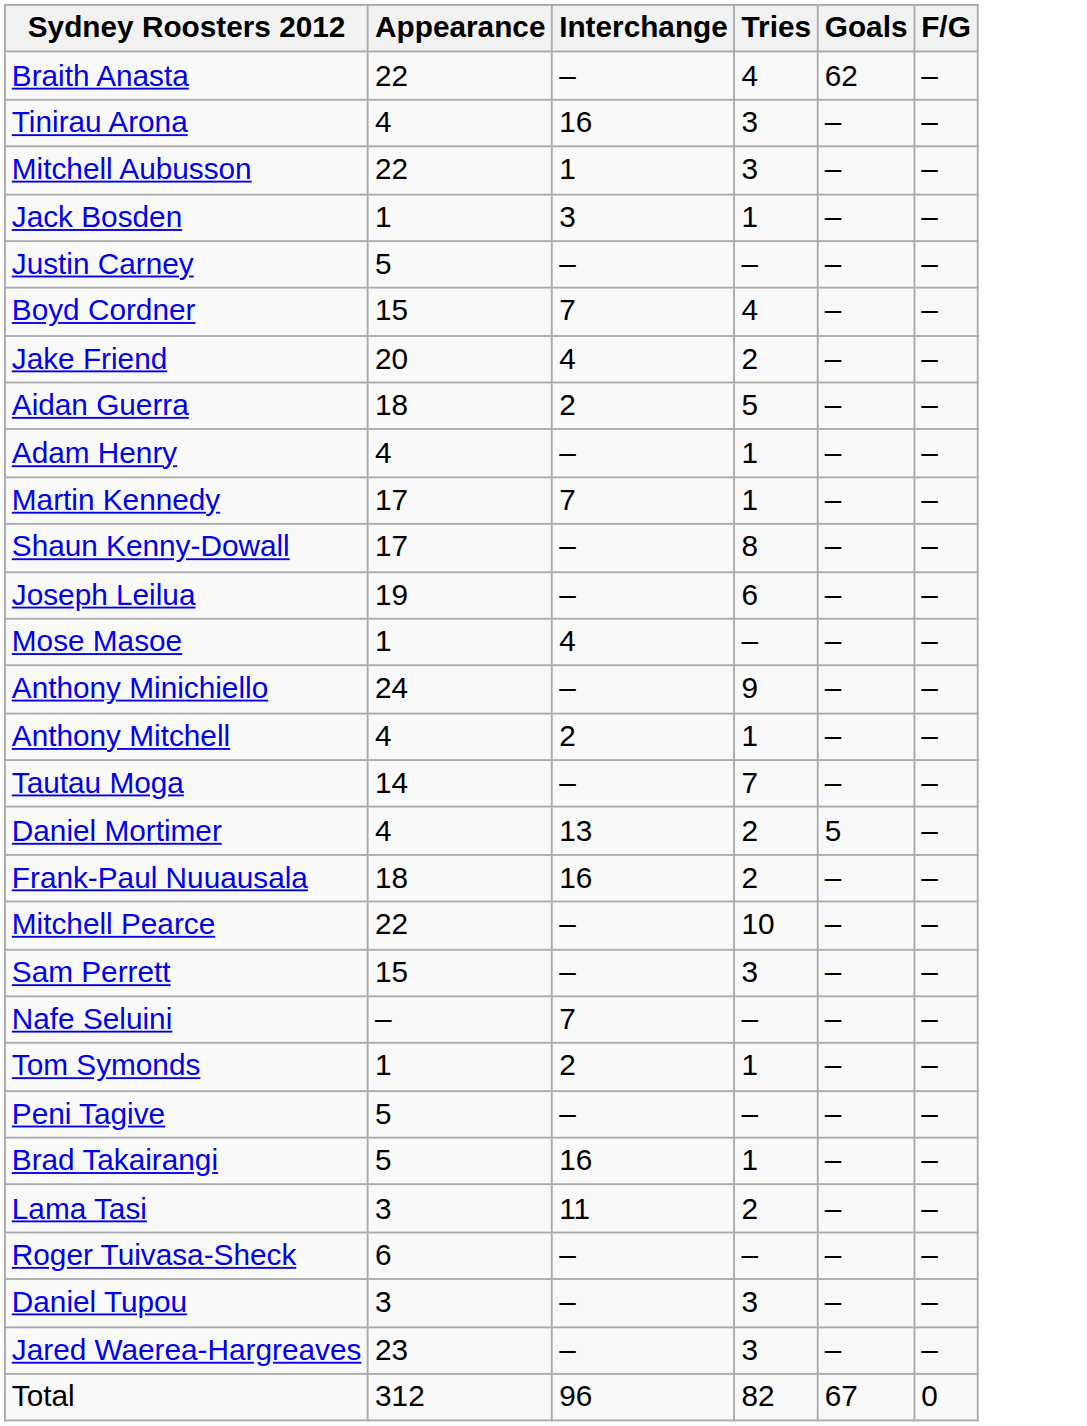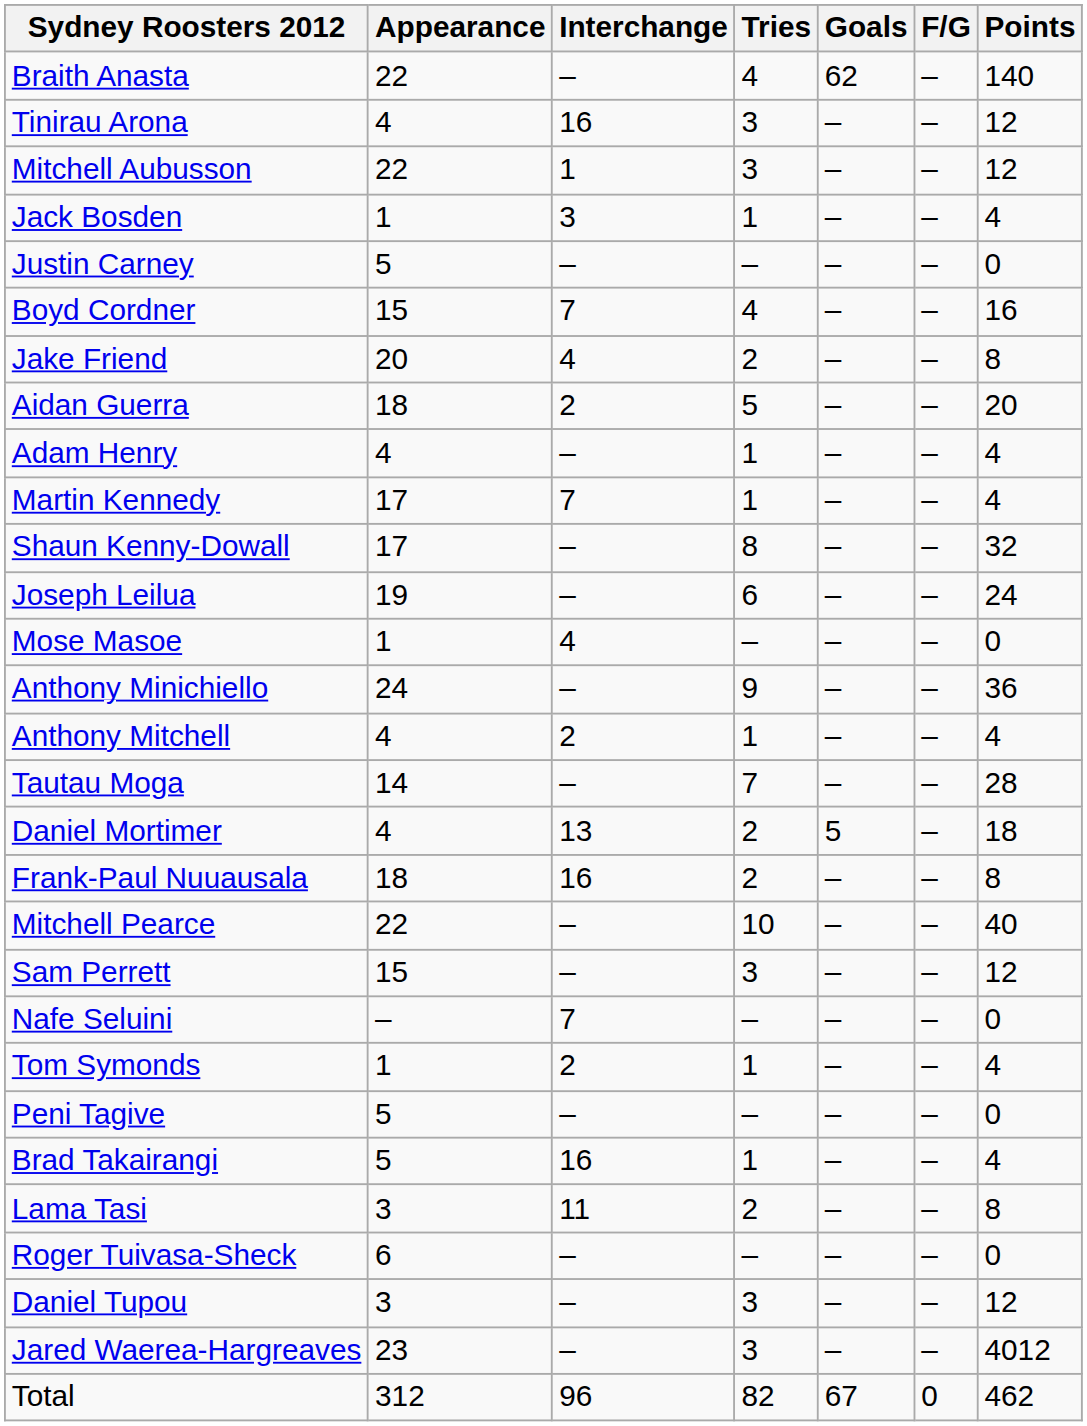+ column: (1030, 28)
